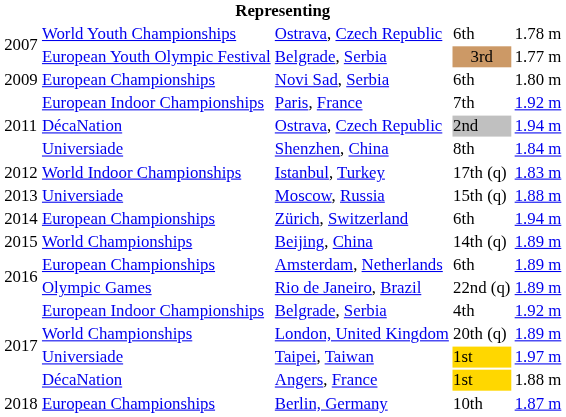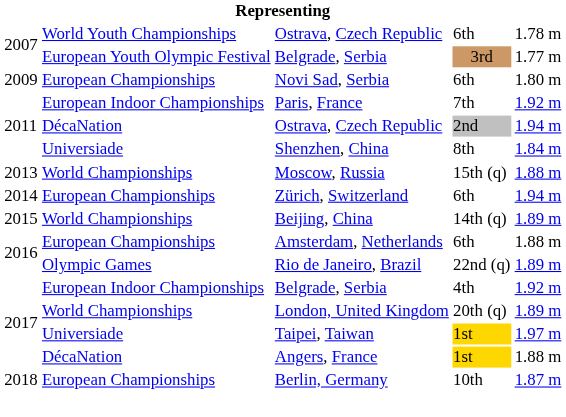- row: (330, 172)
(83, 195) Universiade -> (117, 172) World Championships
(538, 264) 1.89 m -> (538, 241) 1.88 m
